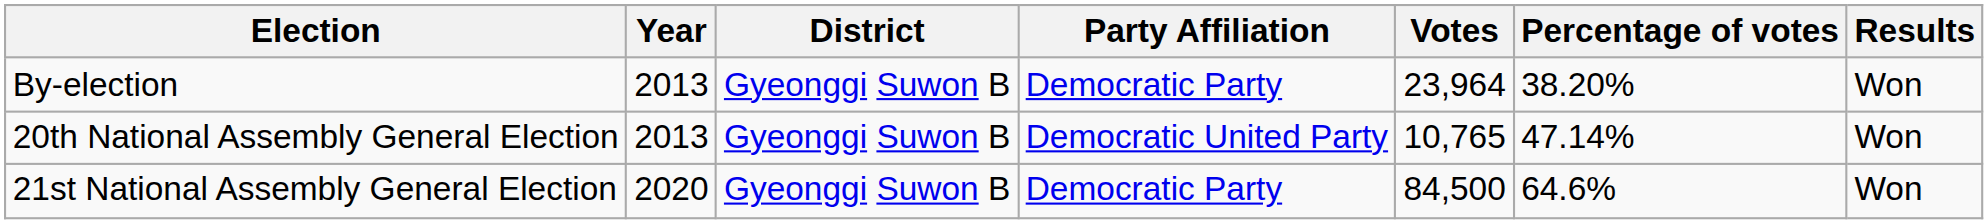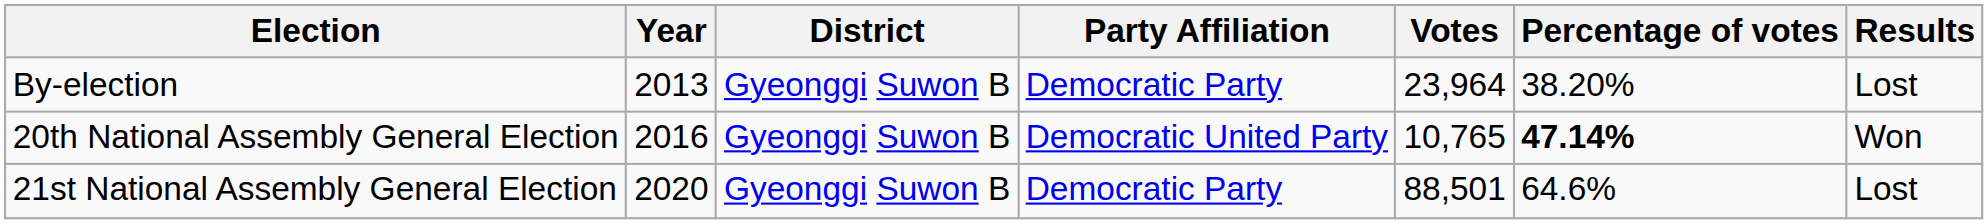(1888, 84) Won -> (1886, 84) Lost
(671, 137) 2013 -> (671, 137) 2016
(1578, 137) normal -> (1578, 137) bold
(1455, 190) 84,500 -> (1455, 190) 88,501
(1888, 190) Won -> (1886, 190) Lost
